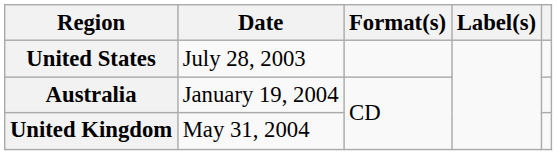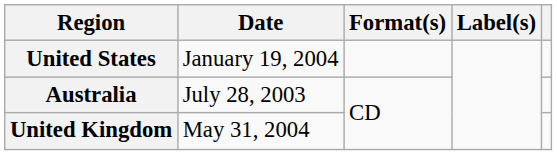(244, 58) July 28, 2003 -> (261, 58) January 19, 2004
(261, 94) January 19, 2004 -> (244, 94) July 28, 2003
